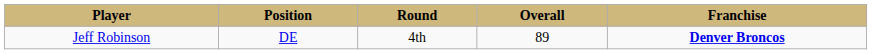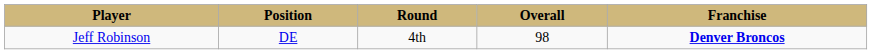(542, 37) 89 -> (542, 37) 98
